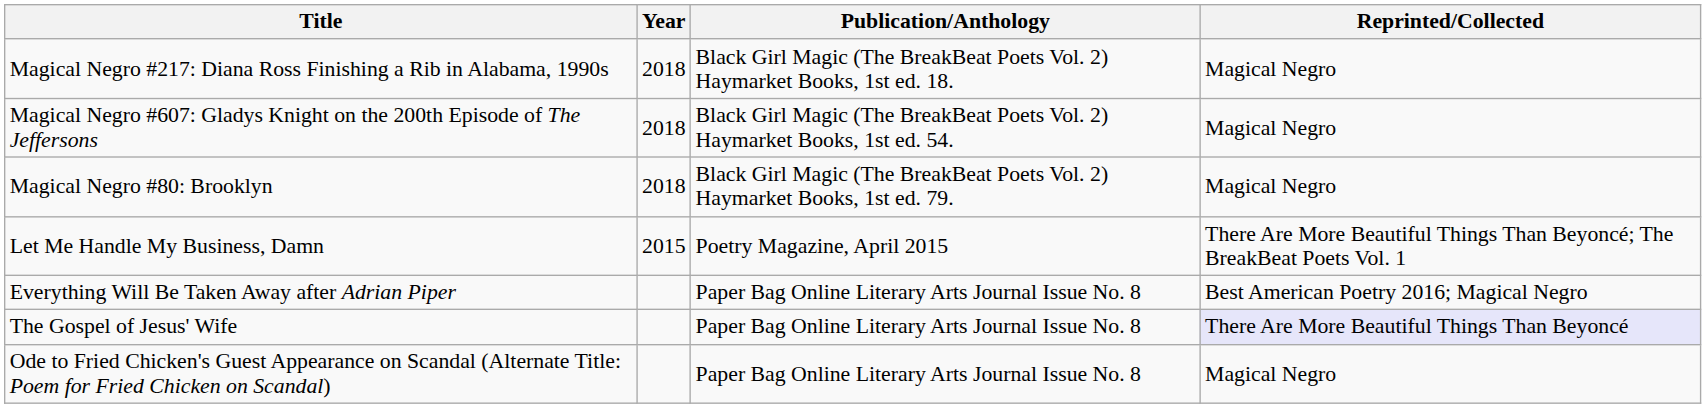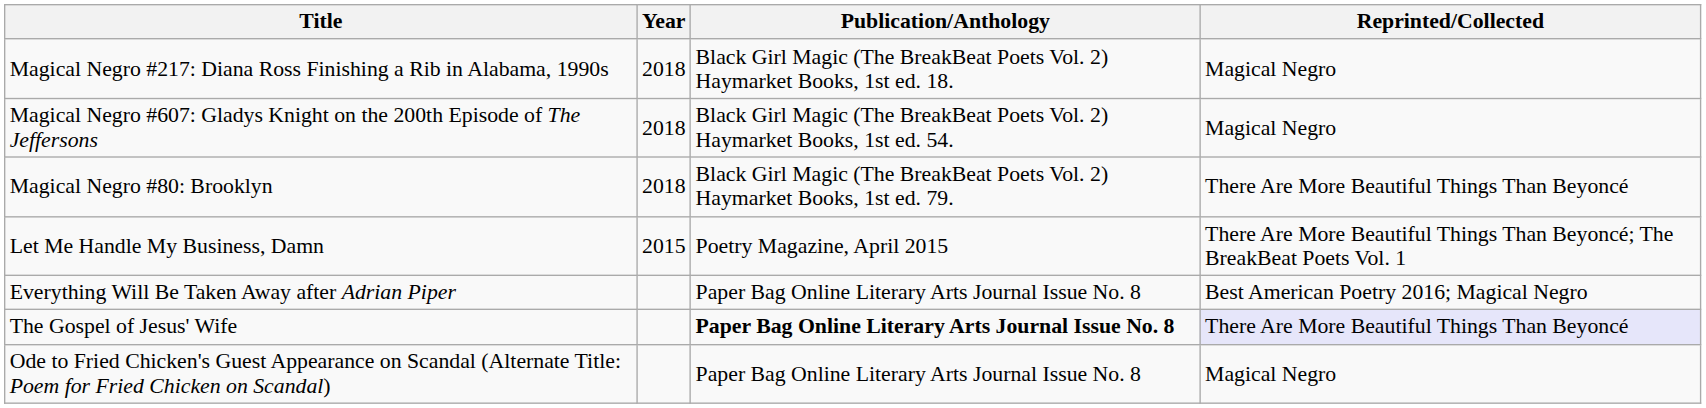(1271, 186) Magical Negro -> (1417, 186) There Are More Beautiful Things Than Beyoncé
(918, 326) normal -> (935, 326) bold
